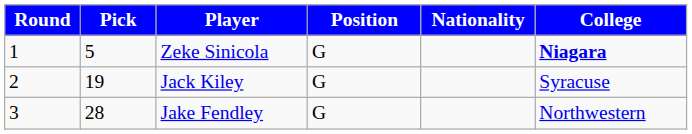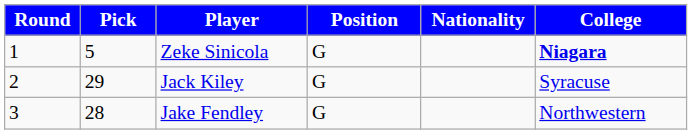(95, 81) 19 -> (95, 81) 29
